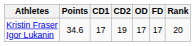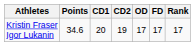(101, 30) 17 -> (101, 30) 20
(178, 30) 20 -> (178, 30) 17
